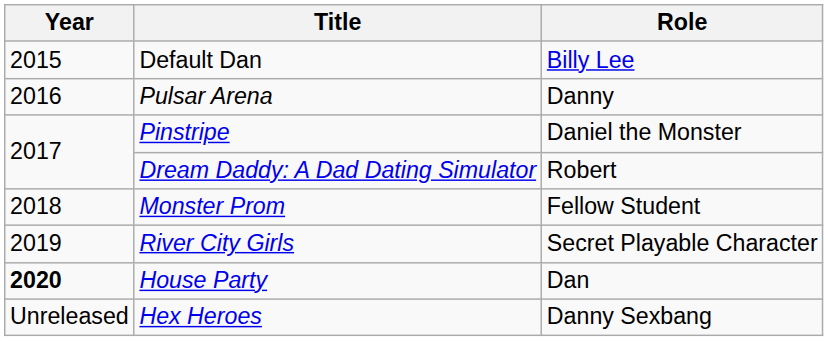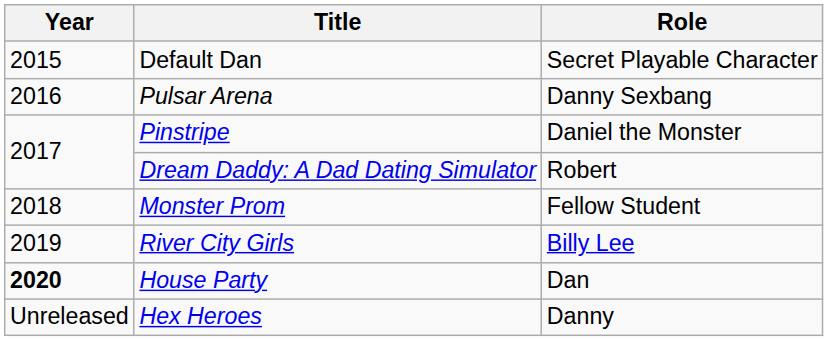(591, 59) Billy Lee -> (682, 59) Secret Playable Character
(580, 96) Danny -> (629, 96) Danny Sexbang
(682, 243) Secret Playable Character -> (591, 243) Billy Lee
(629, 317) Danny Sexbang -> (580, 317) Danny
